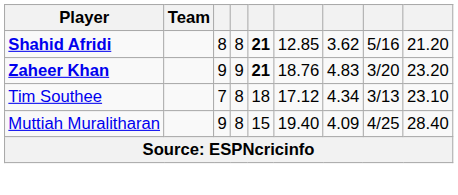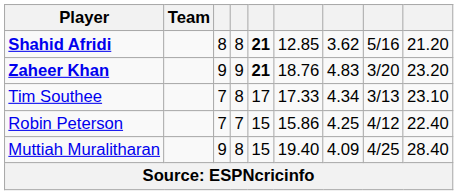(261, 96) 18 -> (261, 96) 17
(298, 96) 17.12 -> (298, 96) 17.33
+ row: (66, 123)
